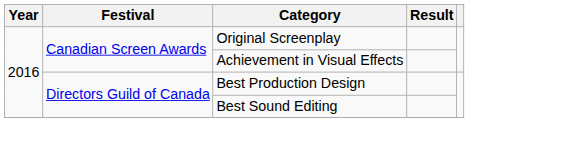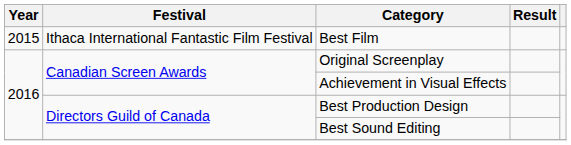+ row: (349, 38)
